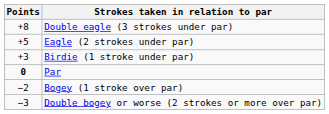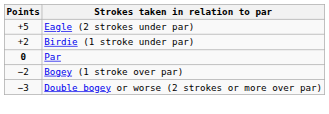- row: (139, 27)
(23, 57) +3 -> (23, 42) +2
